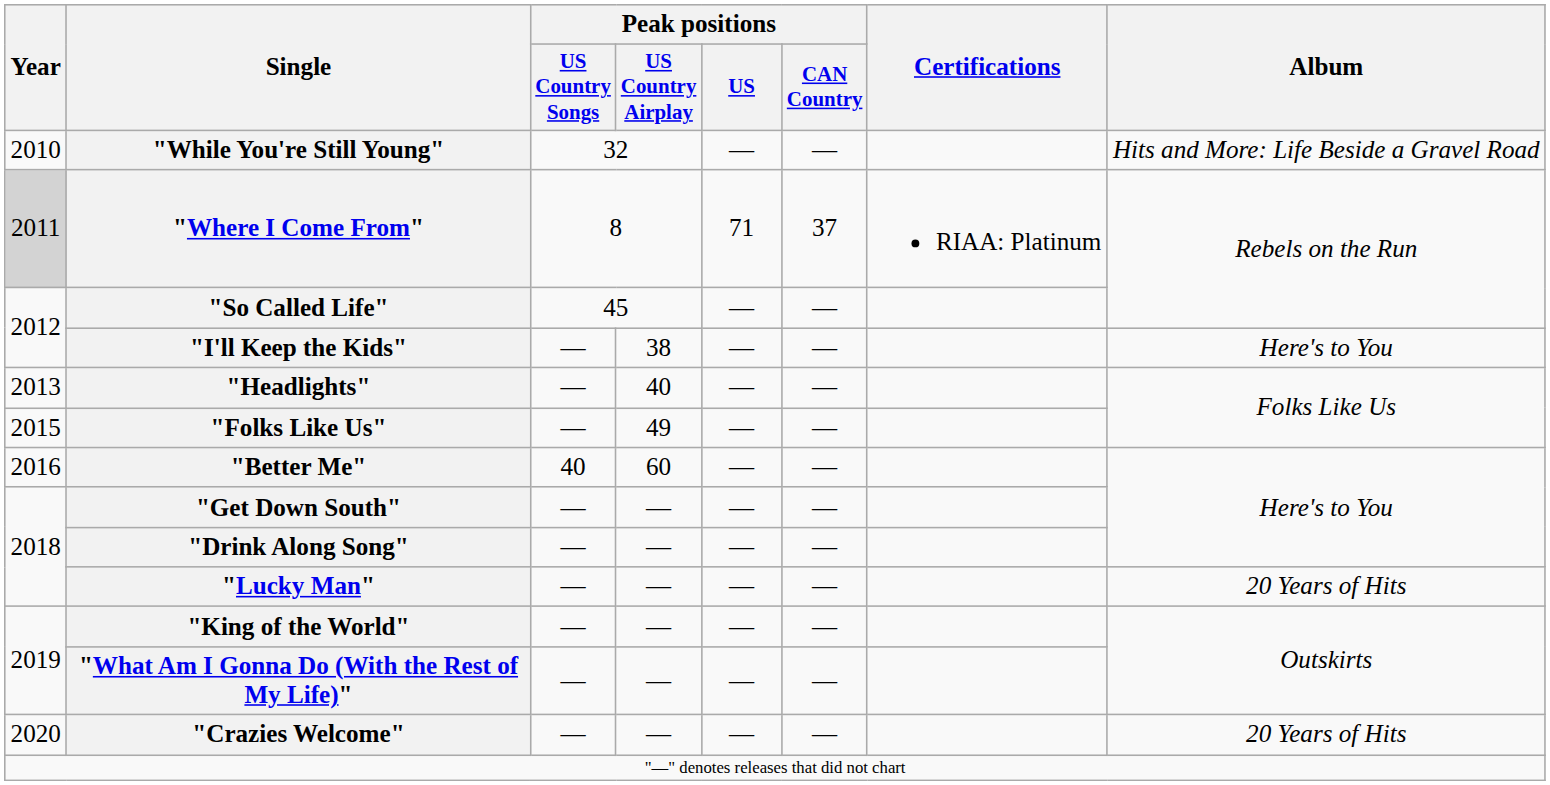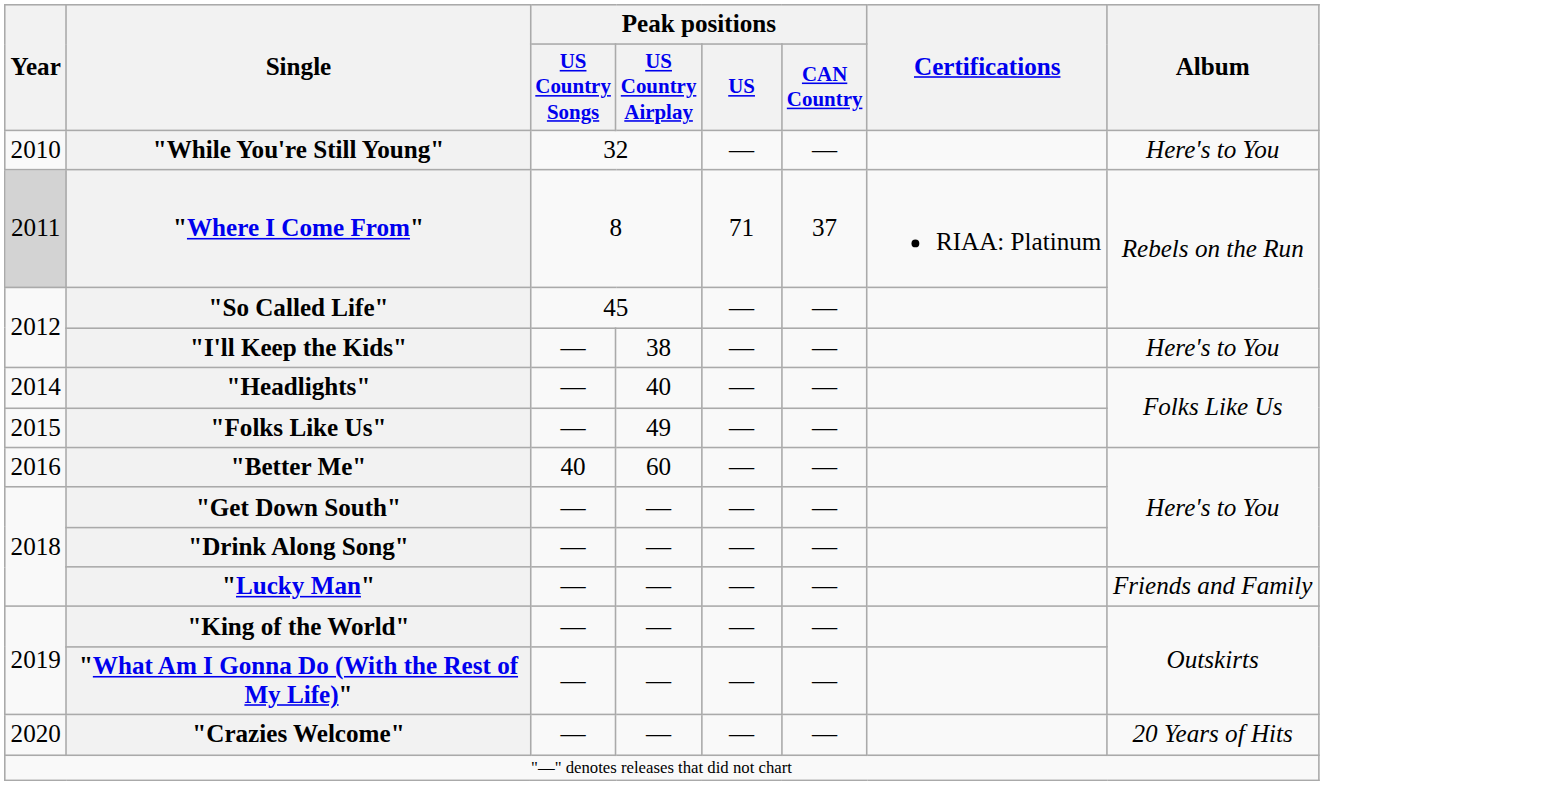(1326, 149) Hits and More: Life Beside a Gravel Road -> (1213, 149) Here's to You
(36, 387) 2013 -> (36, 387) 2014
(1326, 586) 20 Years of Hits -> (1213, 586) Friends and Family
